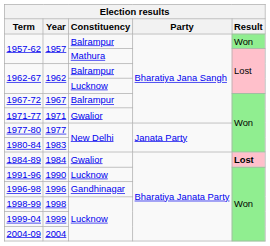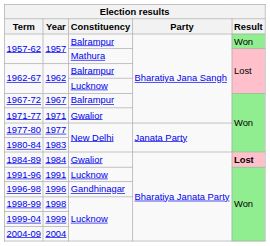(56, 174) 1990 -> (56, 174) 1991
